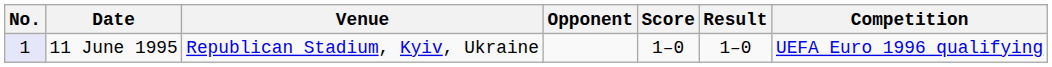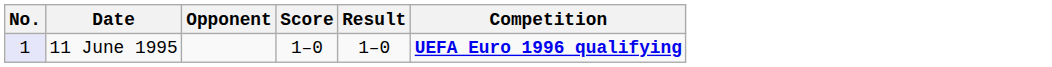- column: (363, 19)
(910, 48) normal -> (548, 48) bold
